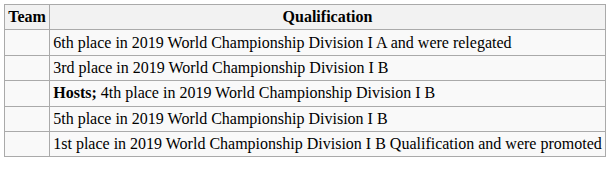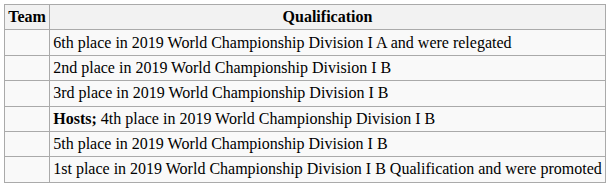+ row: (222, 67)
